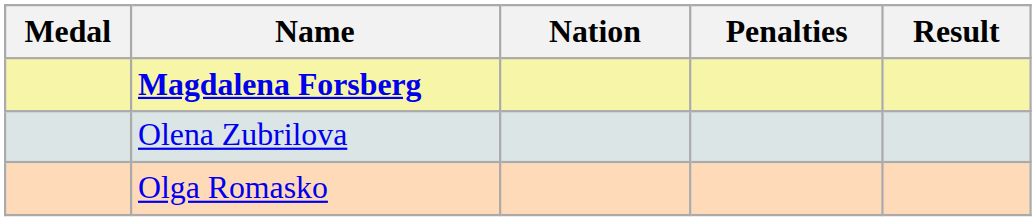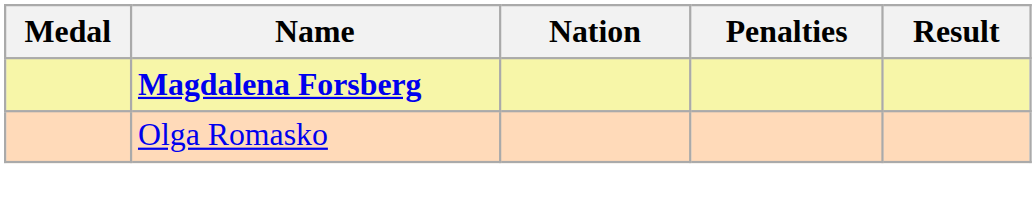- row: (243, 136)
